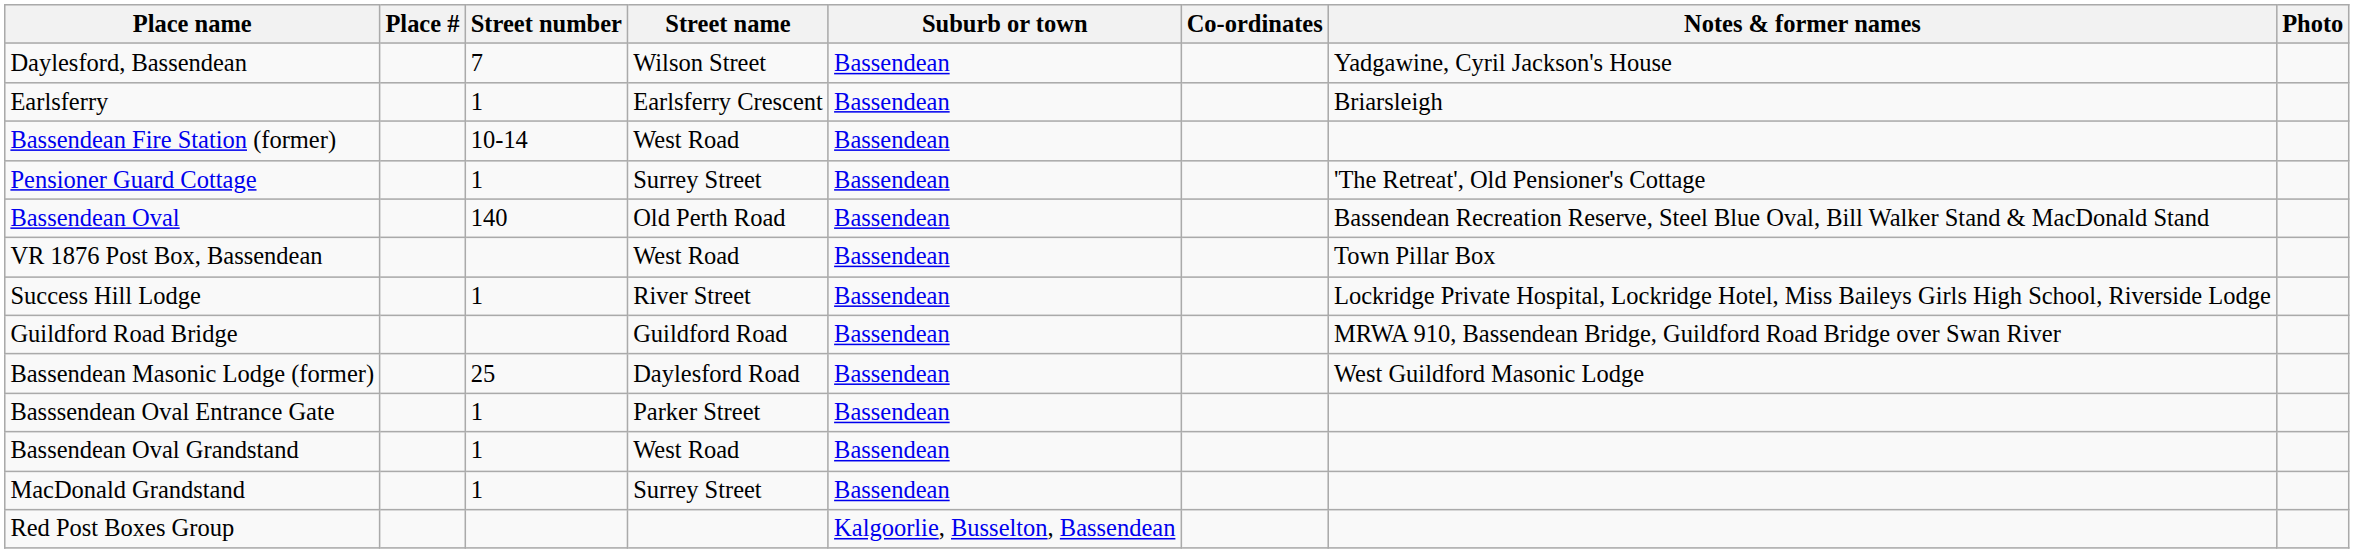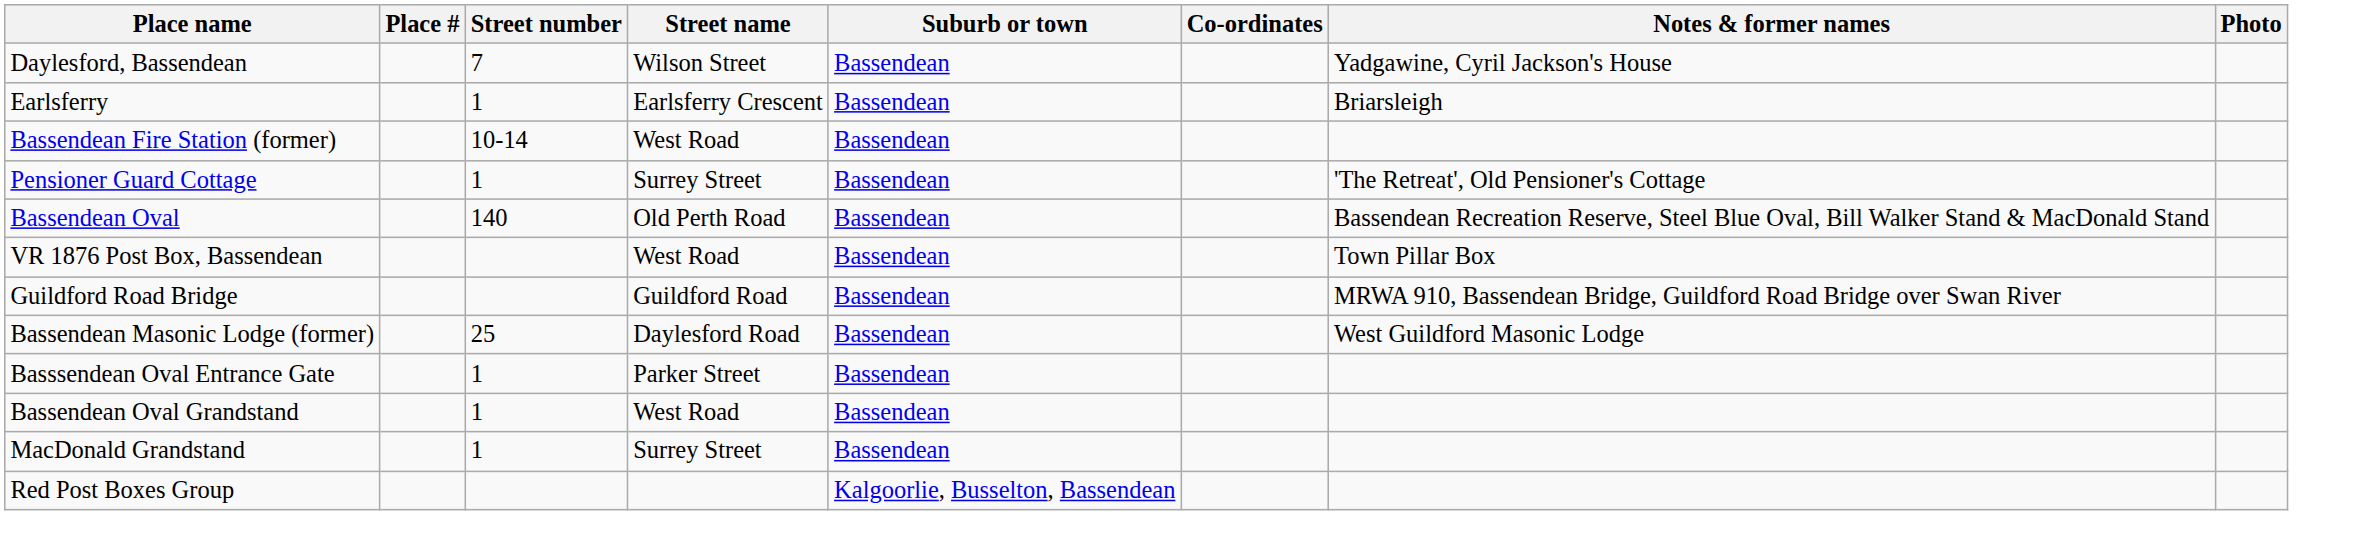- row: (106, 295)
